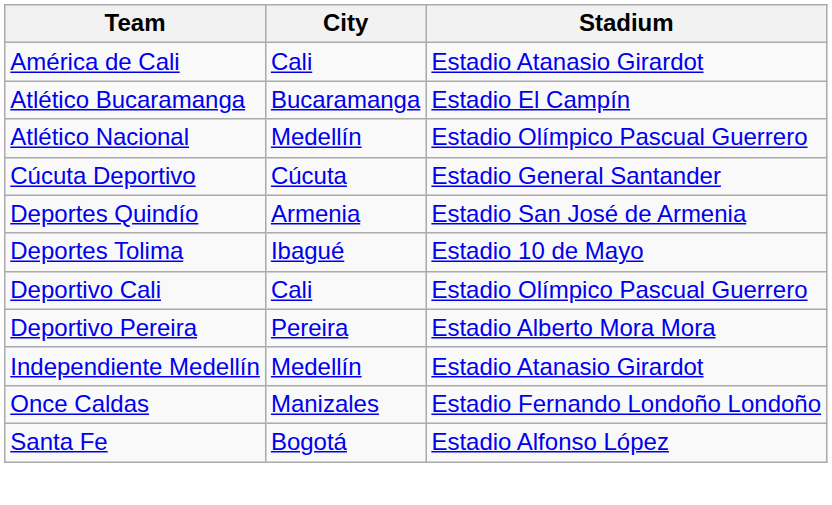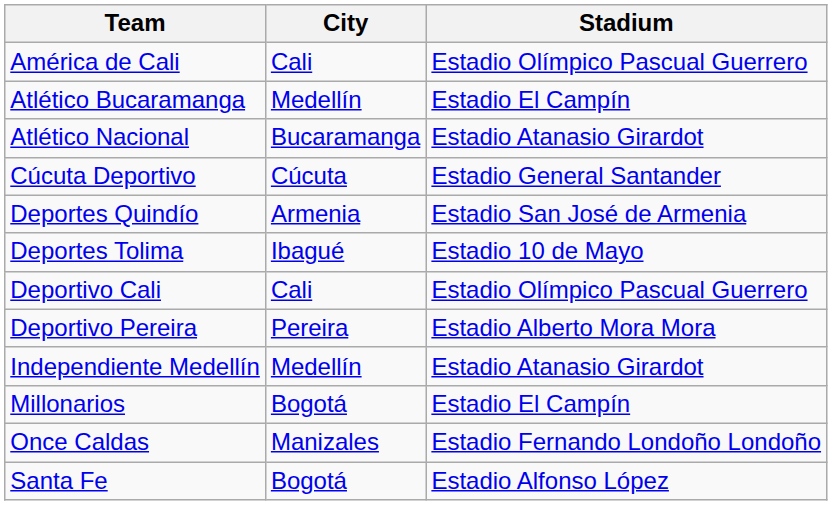(567, 61) Estadio Atanasio Girardot -> (619, 61) Estadio Olímpico Pascual Guerrero
(346, 99) Bucaramanga -> (316, 99) Medellín
(316, 137) Medellín -> (346, 137) Bucaramanga
(619, 137) Estadio Olímpico Pascual Guerrero -> (567, 137) Estadio Atanasio Girardot
+ row: (68, 404)
